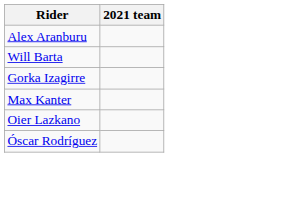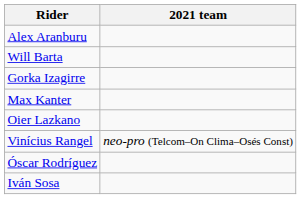+ row: (50, 141)
+ row: (33, 183)
